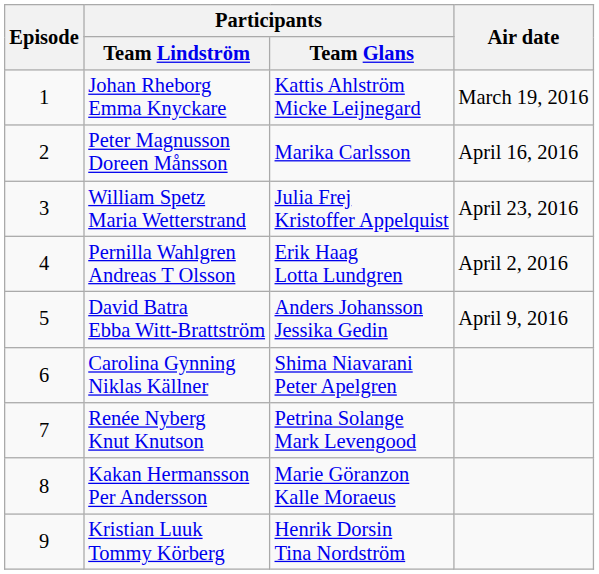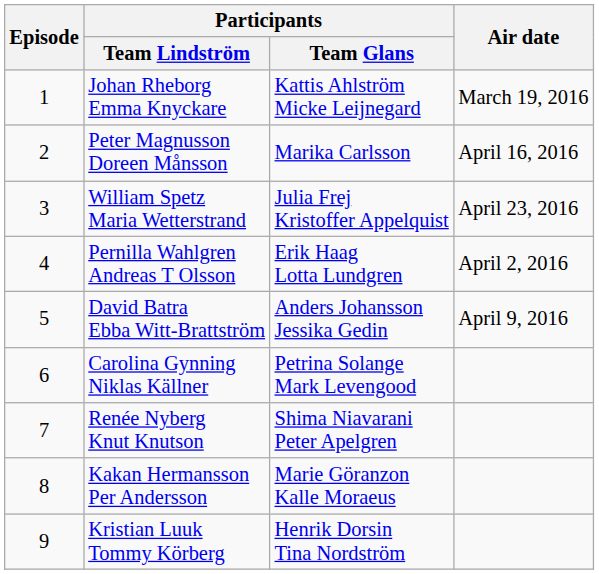(344, 374) Shima Niavarani Peter Apelgren -> (345, 374) Petrina Solange Mark Levengood
(345, 430) Petrina Solange Mark Levengood -> (344, 430) Shima Niavarani Peter Apelgren
